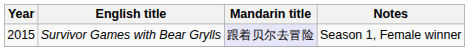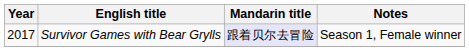(21, 35) 2015 -> (21, 35) 2017
